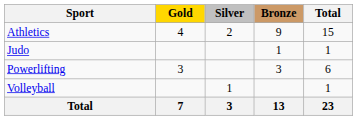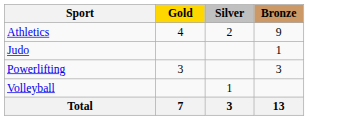- column: (328, 13)
